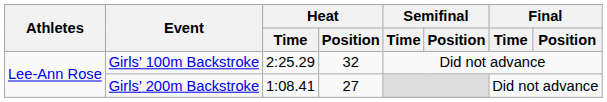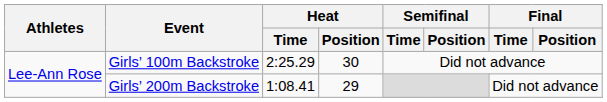(351, 63) 32 -> (351, 63) 30
(351, 86) 27 -> (351, 86) 29
